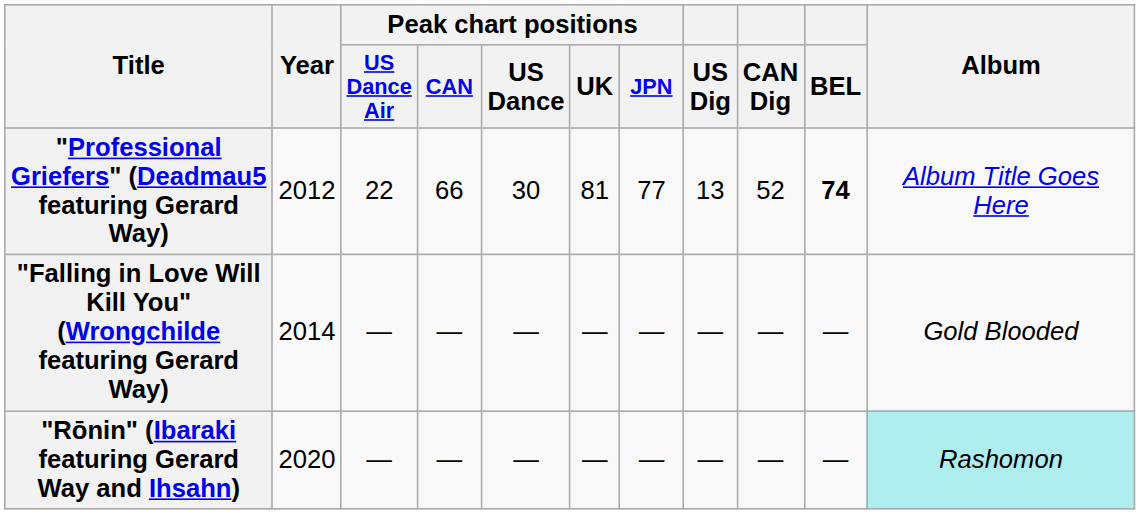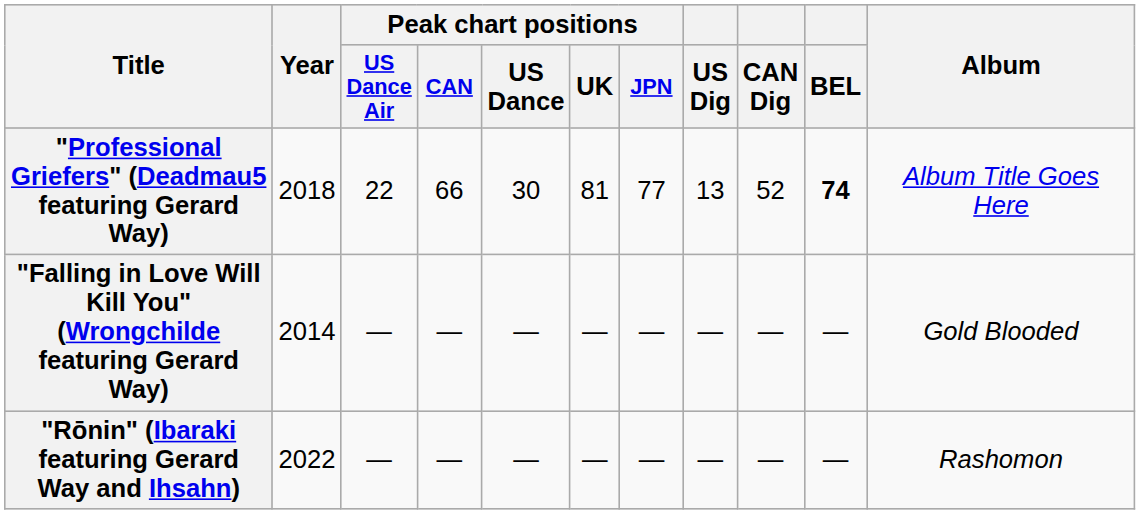(307, 190) 2012 -> (307, 190) 2018
(307, 459) 2020 -> (307, 459) 2022
(1001, 459) paleturquoise background -> (1001, 459) no background
